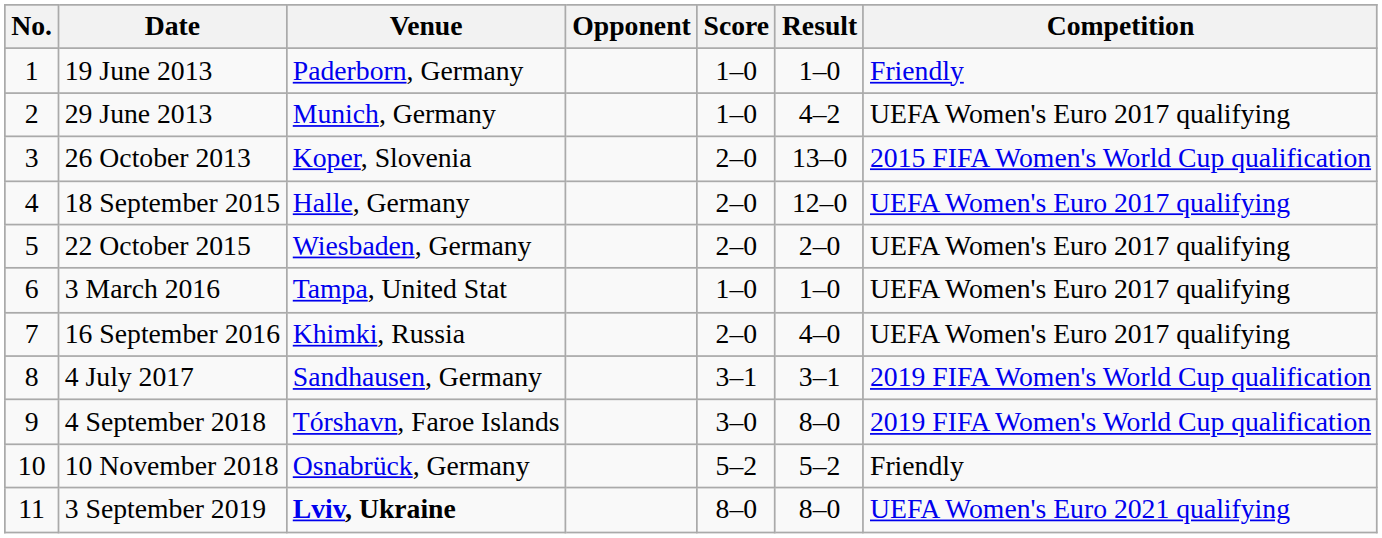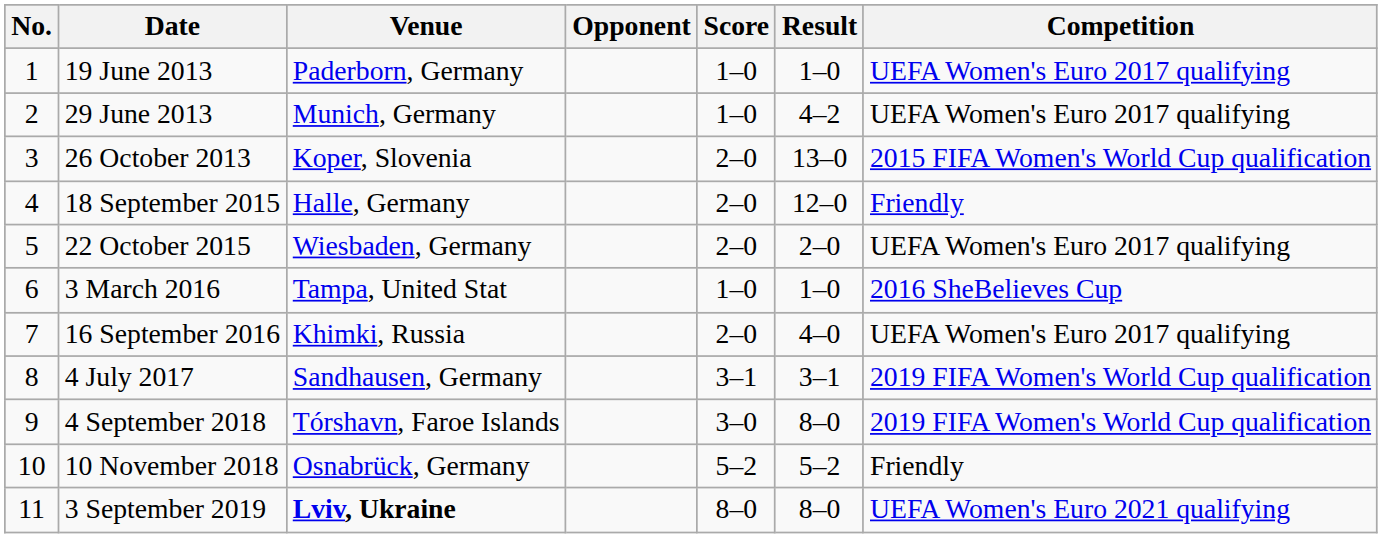(917, 70) Friendly -> (1080, 70) UEFA Women's Euro 2017 qualifying
(1080, 202) UEFA Women's Euro 2017 qualifying -> (917, 202) Friendly
(1080, 289) UEFA Women's Euro 2017 qualifying -> (996, 289) 2016 SheBelieves Cup
